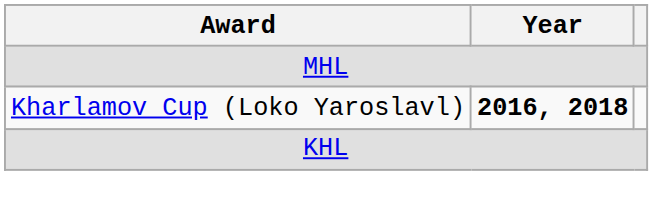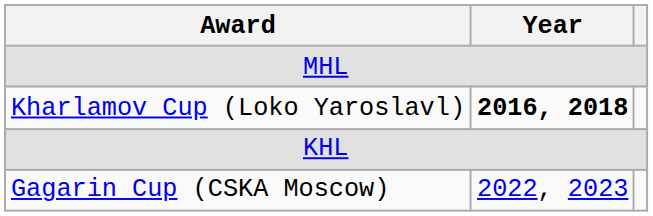+ row: (200, 190)
